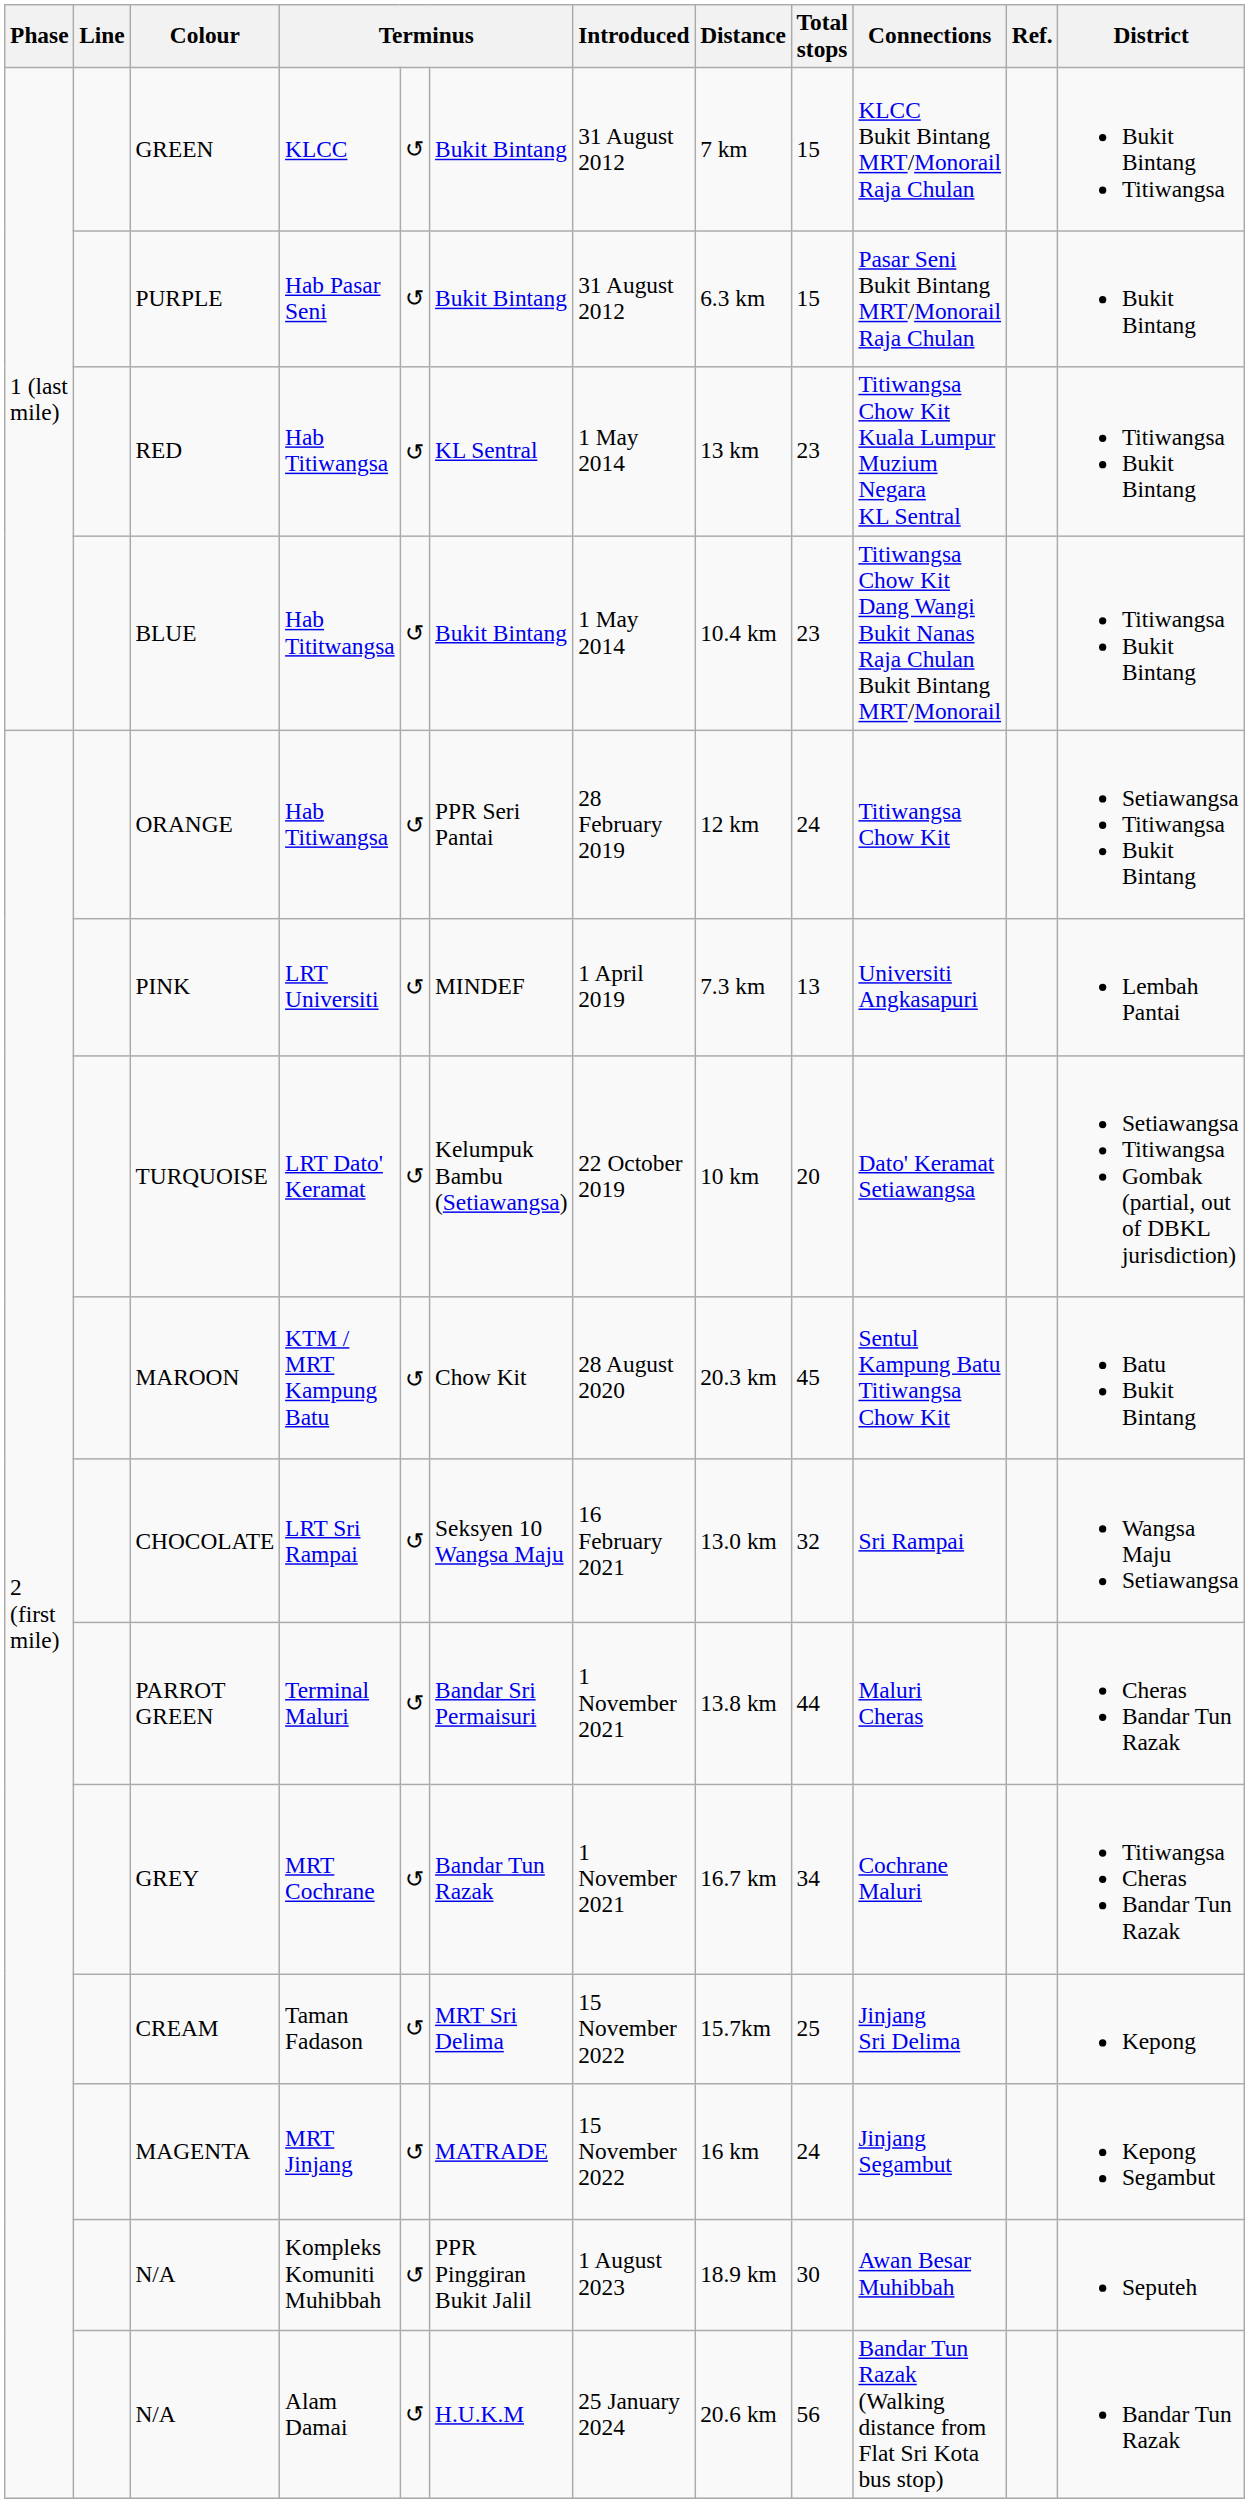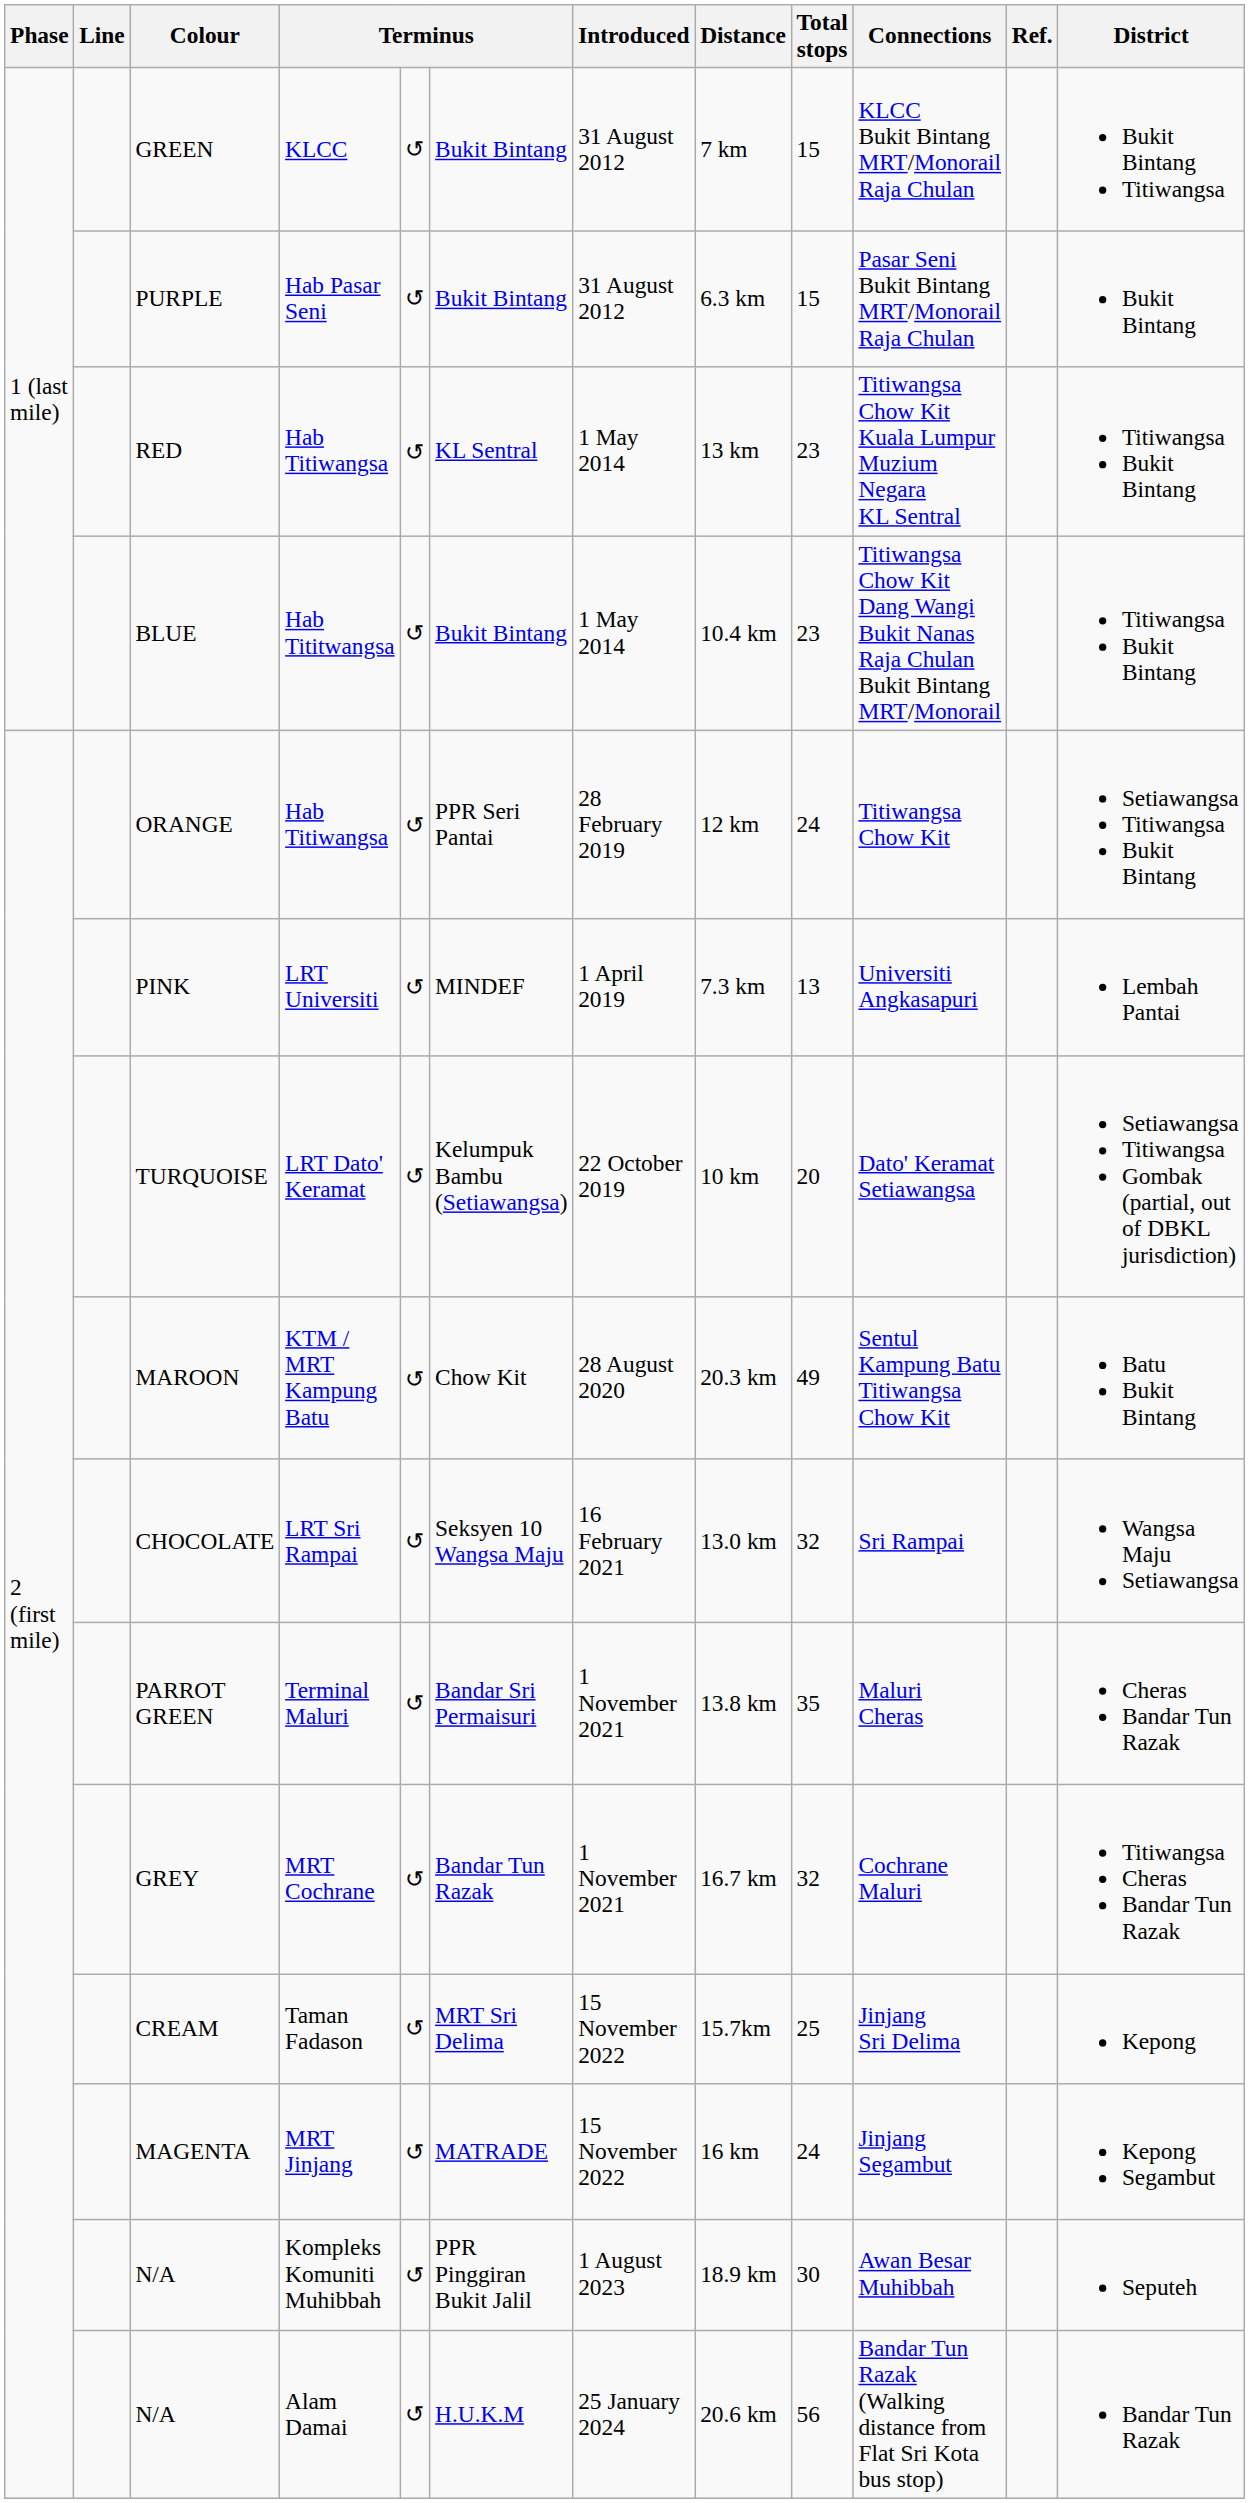(808, 1377) 45 -> (808, 1377) 49
(808, 1703) 44 -> (808, 1703) 35
(808, 1878) 34 -> (808, 1878) 32
